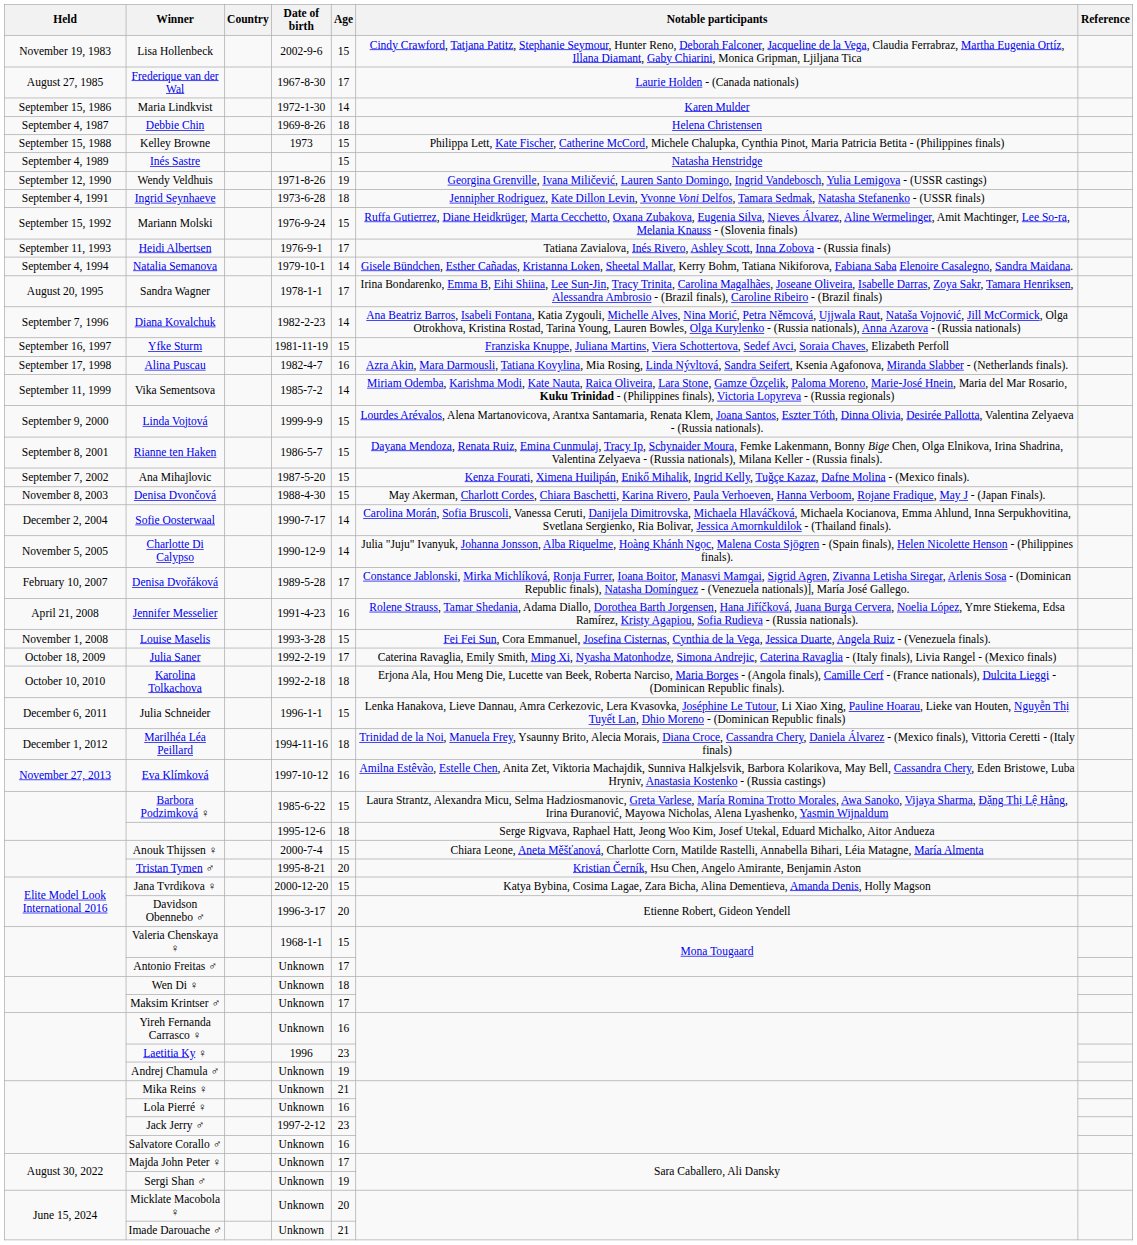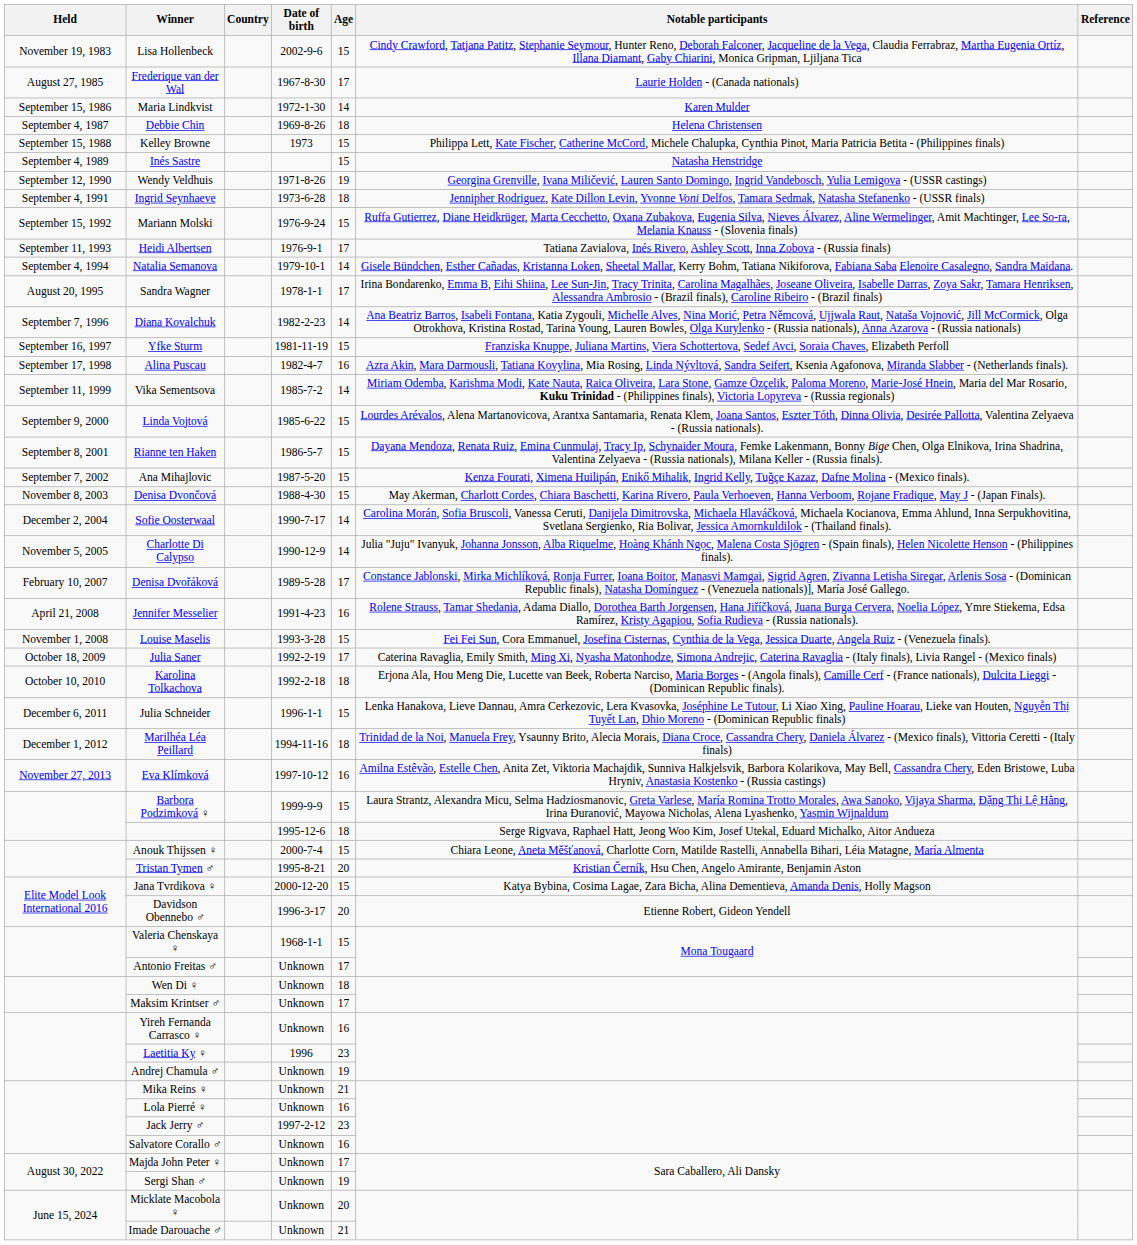(301, 421) 1999-9-9 -> (301, 421) 1985-6-22
(301, 806) 1985-6-22 -> (301, 806) 1999-9-9
